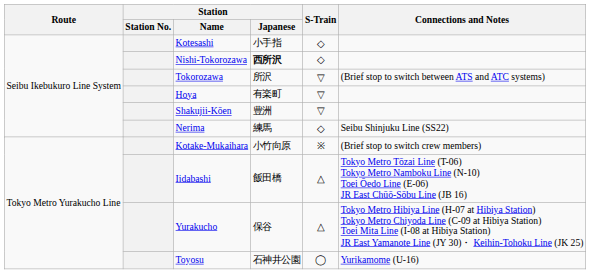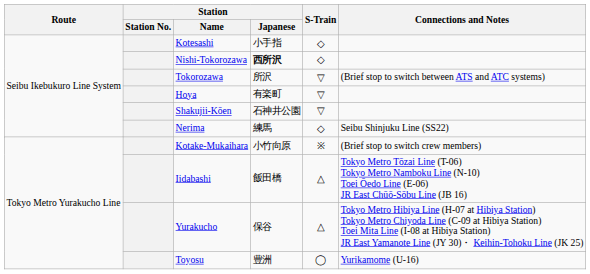(262, 111) 豊洲 -> (277, 111) 石神井公園
(277, 259) 石神井公園 -> (262, 259) 豊洲
